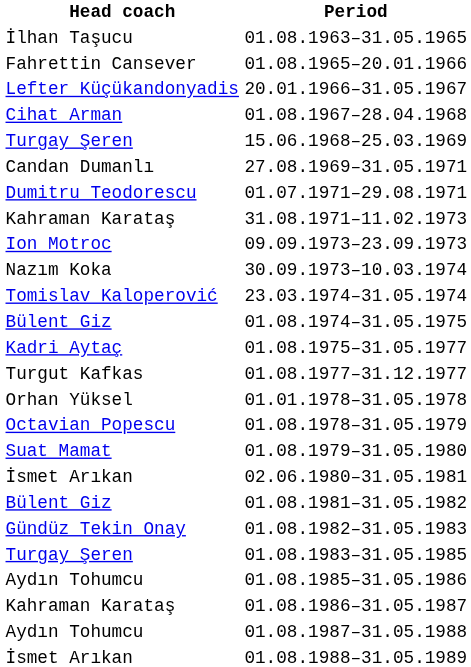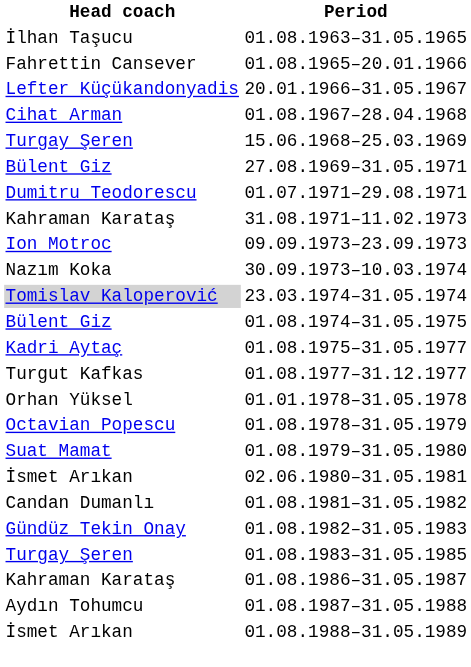(80, 167) Candan Dumanlı -> (59, 167) Bülent Giz
(112, 296) no background -> (112, 296) lightgrey background
(59, 503) Bülent Giz -> (80, 503) Candan Dumanlı
- row: (356, 581)
